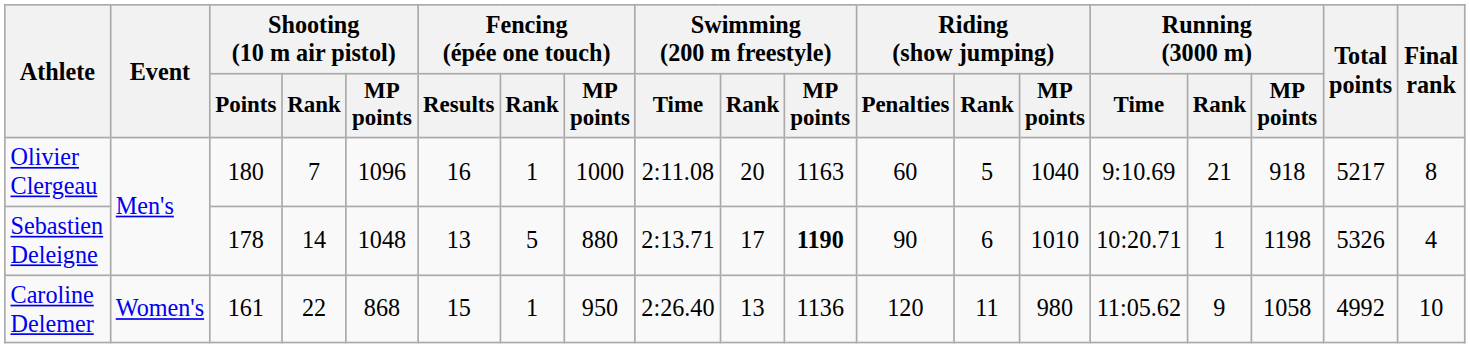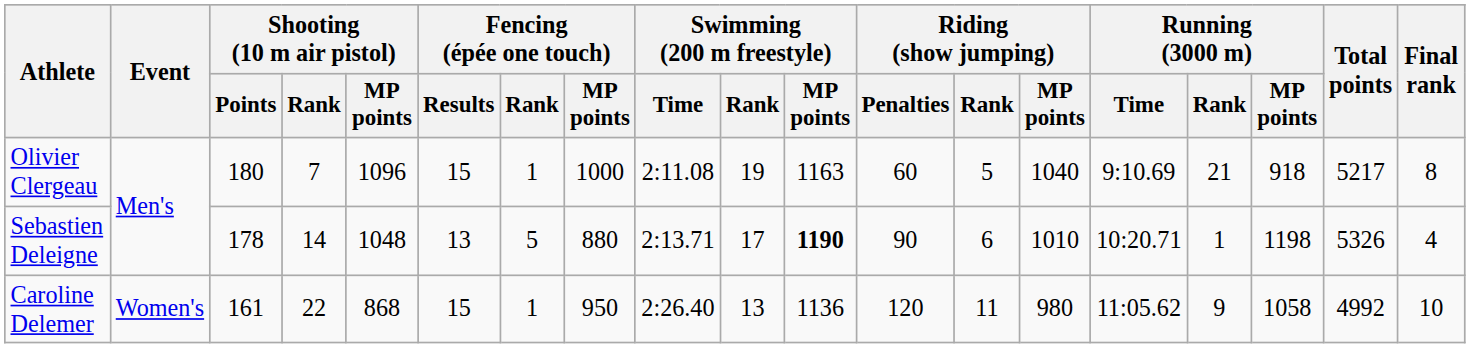(459, 172) 16 -> (459, 172) 15
(752, 172) 20 -> (752, 172) 19
